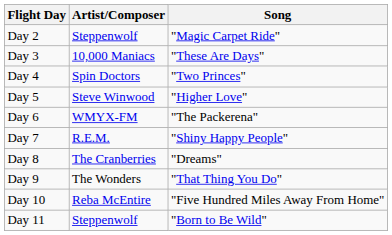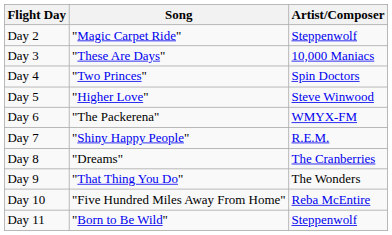columns swapped: (278, 14) <-> (118, 14)
